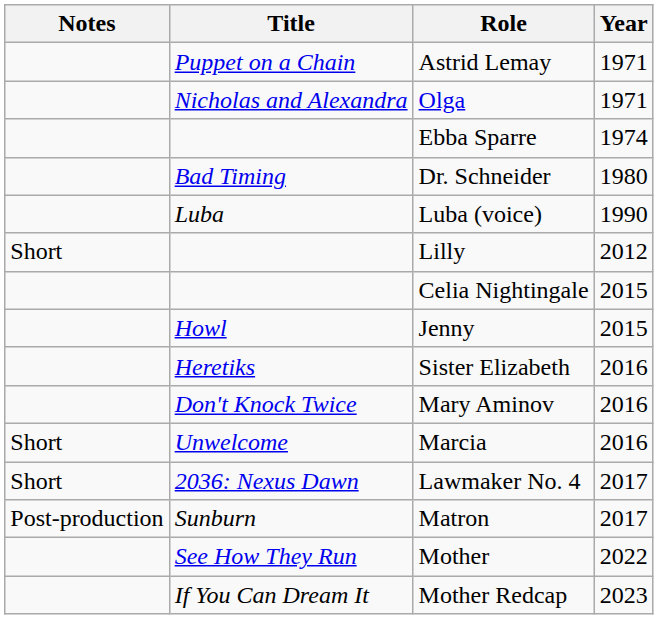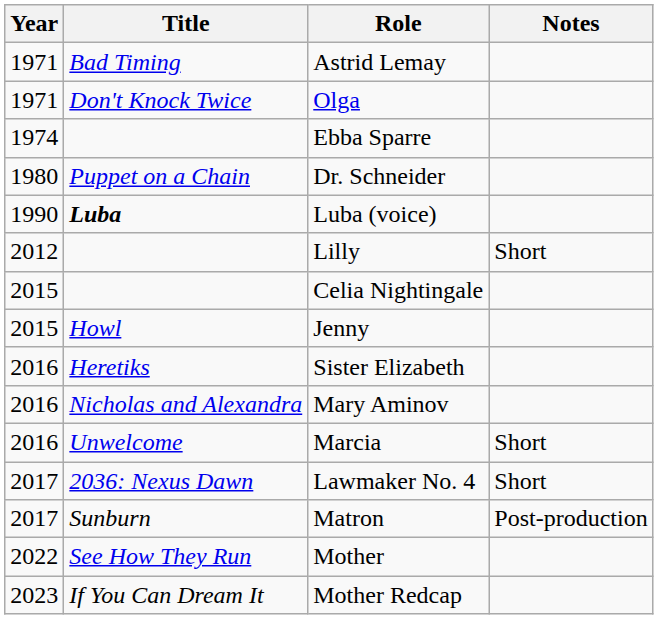columns swapped: (624, 23) <-> (87, 23)
(265, 61) Puppet on a Chain -> (125, 61) Bad Timing
(291, 99) Nicholas and Alexandra -> (160, 99) Don't Knock Twice
(230, 175) Bad Timing -> (160, 175) Puppet on a Chain
(199, 213) normal -> (95, 213) bold
(266, 404) Don't Knock Twice -> (186, 404) Nicholas and Alexandra
